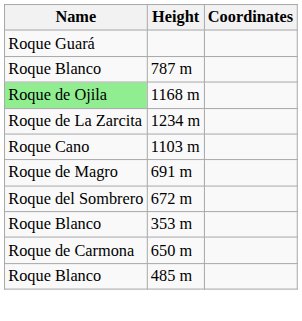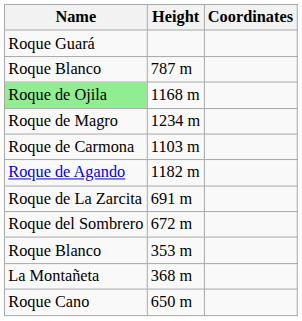(75, 120) Roque de La Zarcita -> (63, 120) Roque de Magro
(49, 146) Roque Cano -> (71, 146) Roque de Carmona
+ row: (175, 172)
(63, 172) Roque de Magro -> (75, 198) Roque de La Zarcita
+ row: (171, 276)
(71, 250) Roque de Carmona -> (49, 302) Roque Cano
- row: (171, 276)
